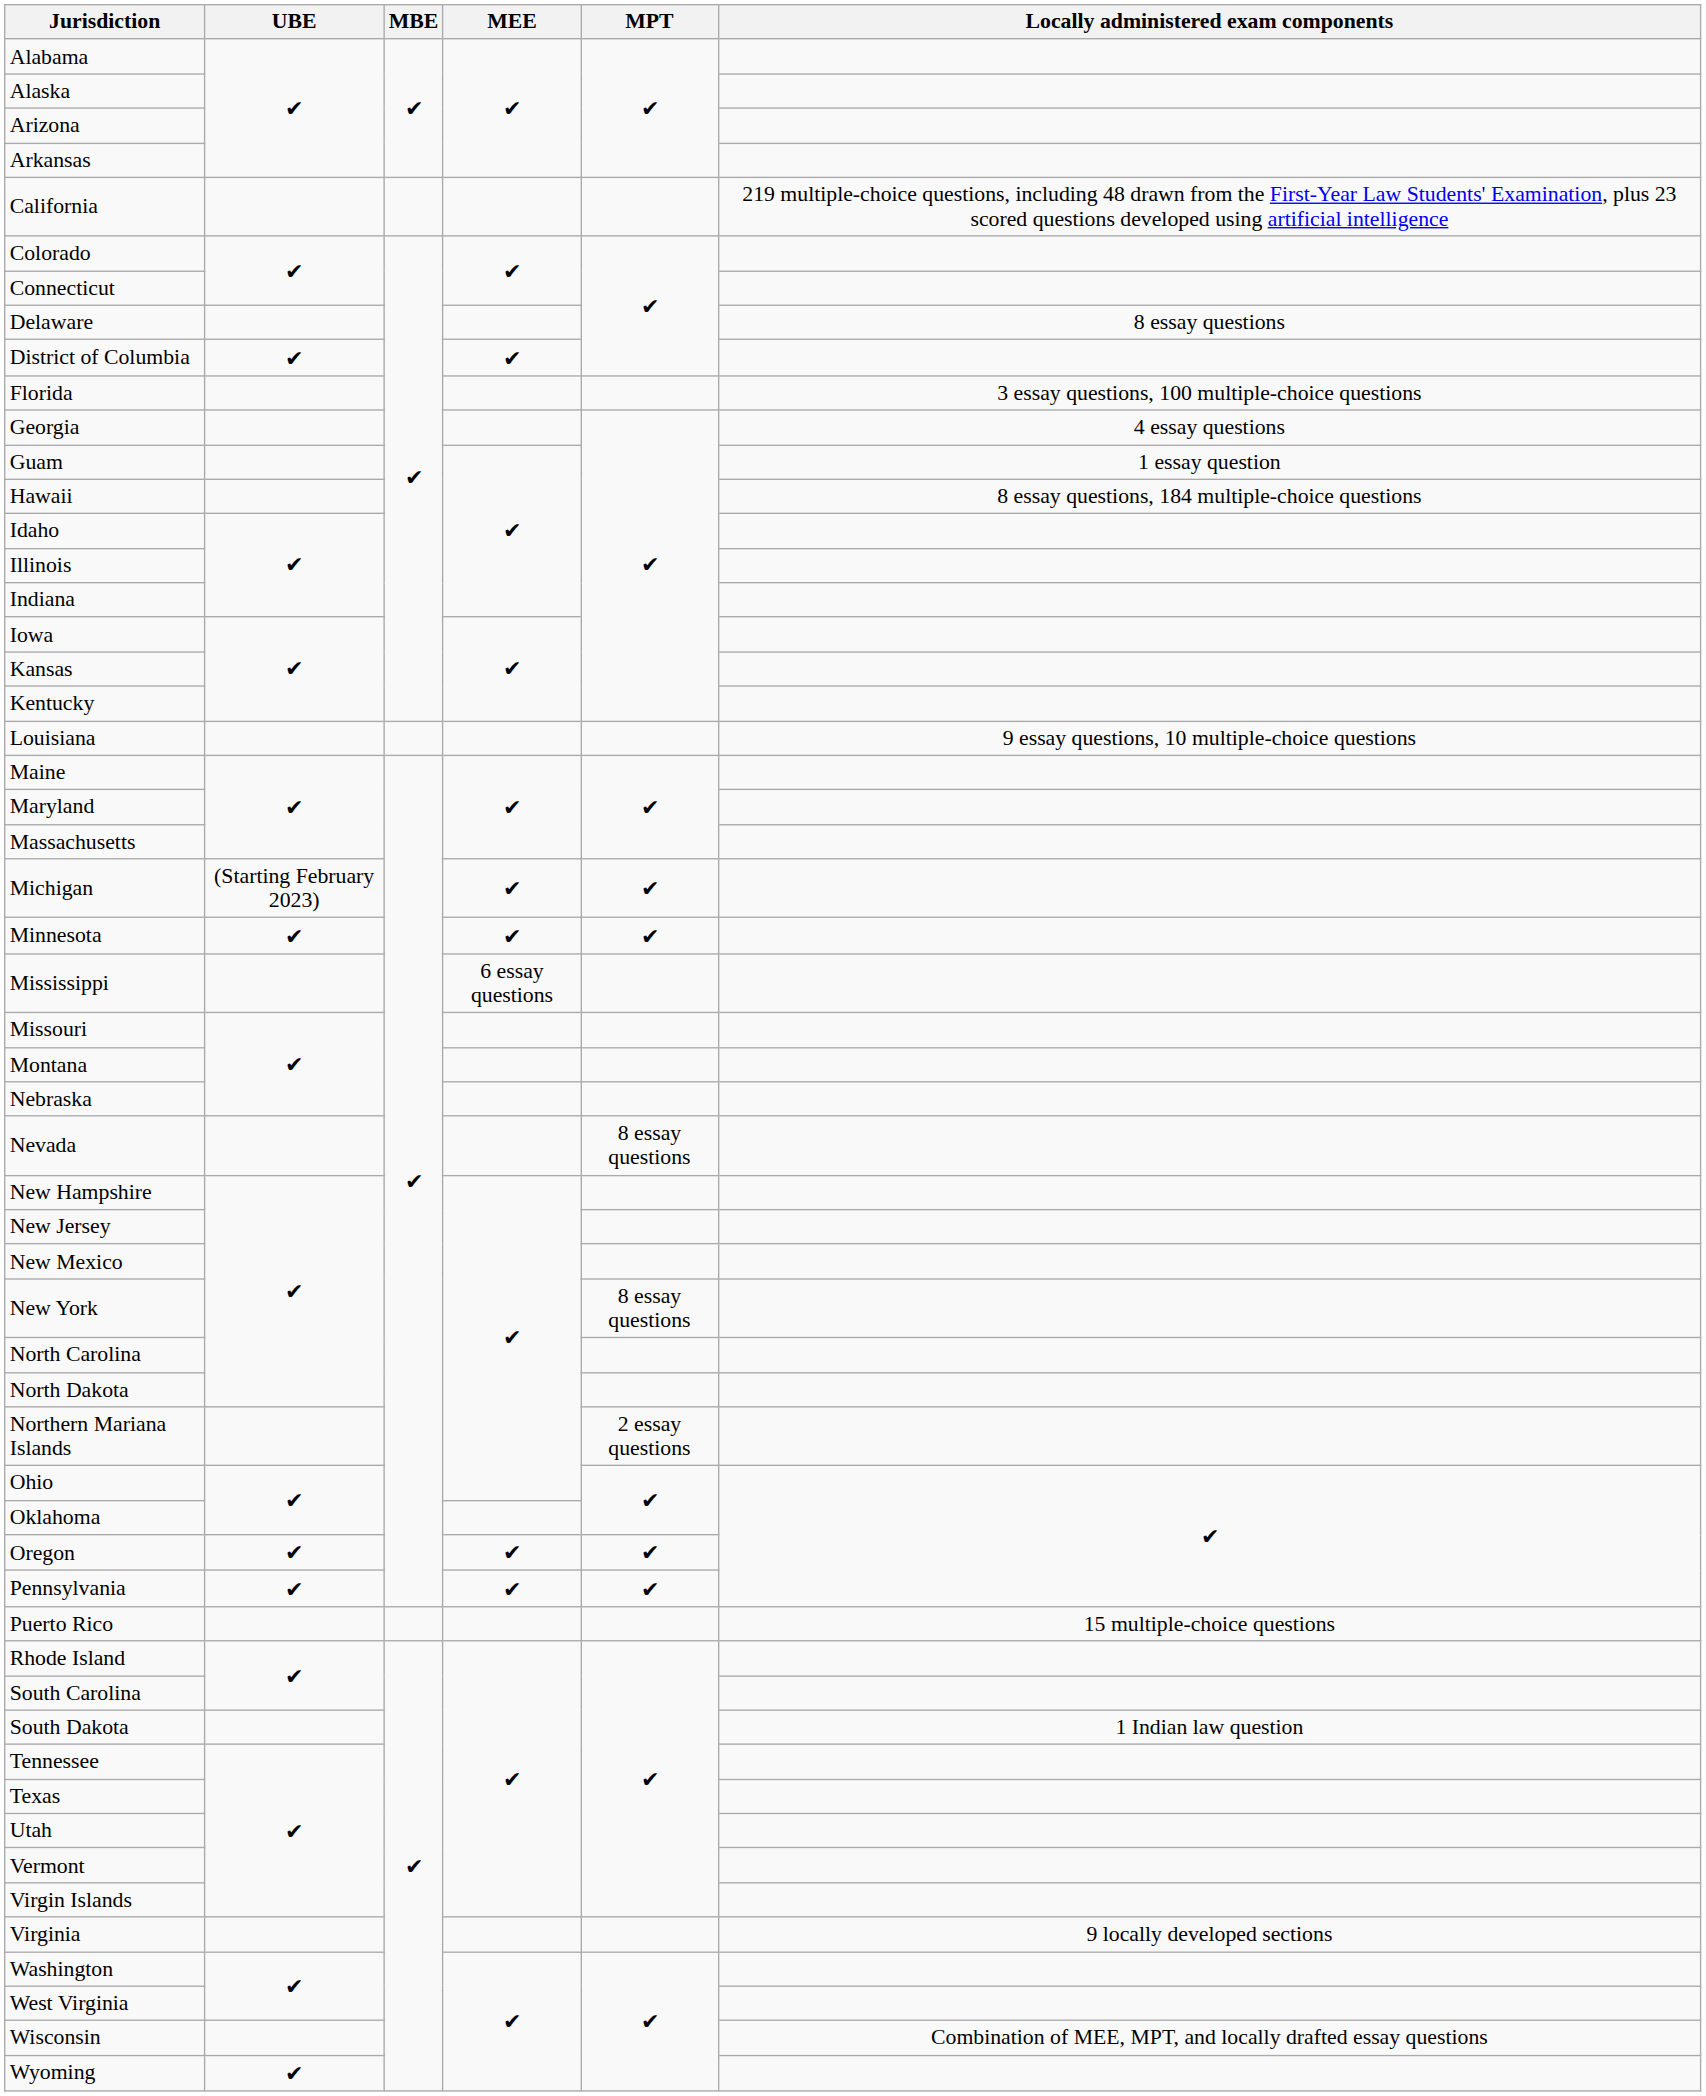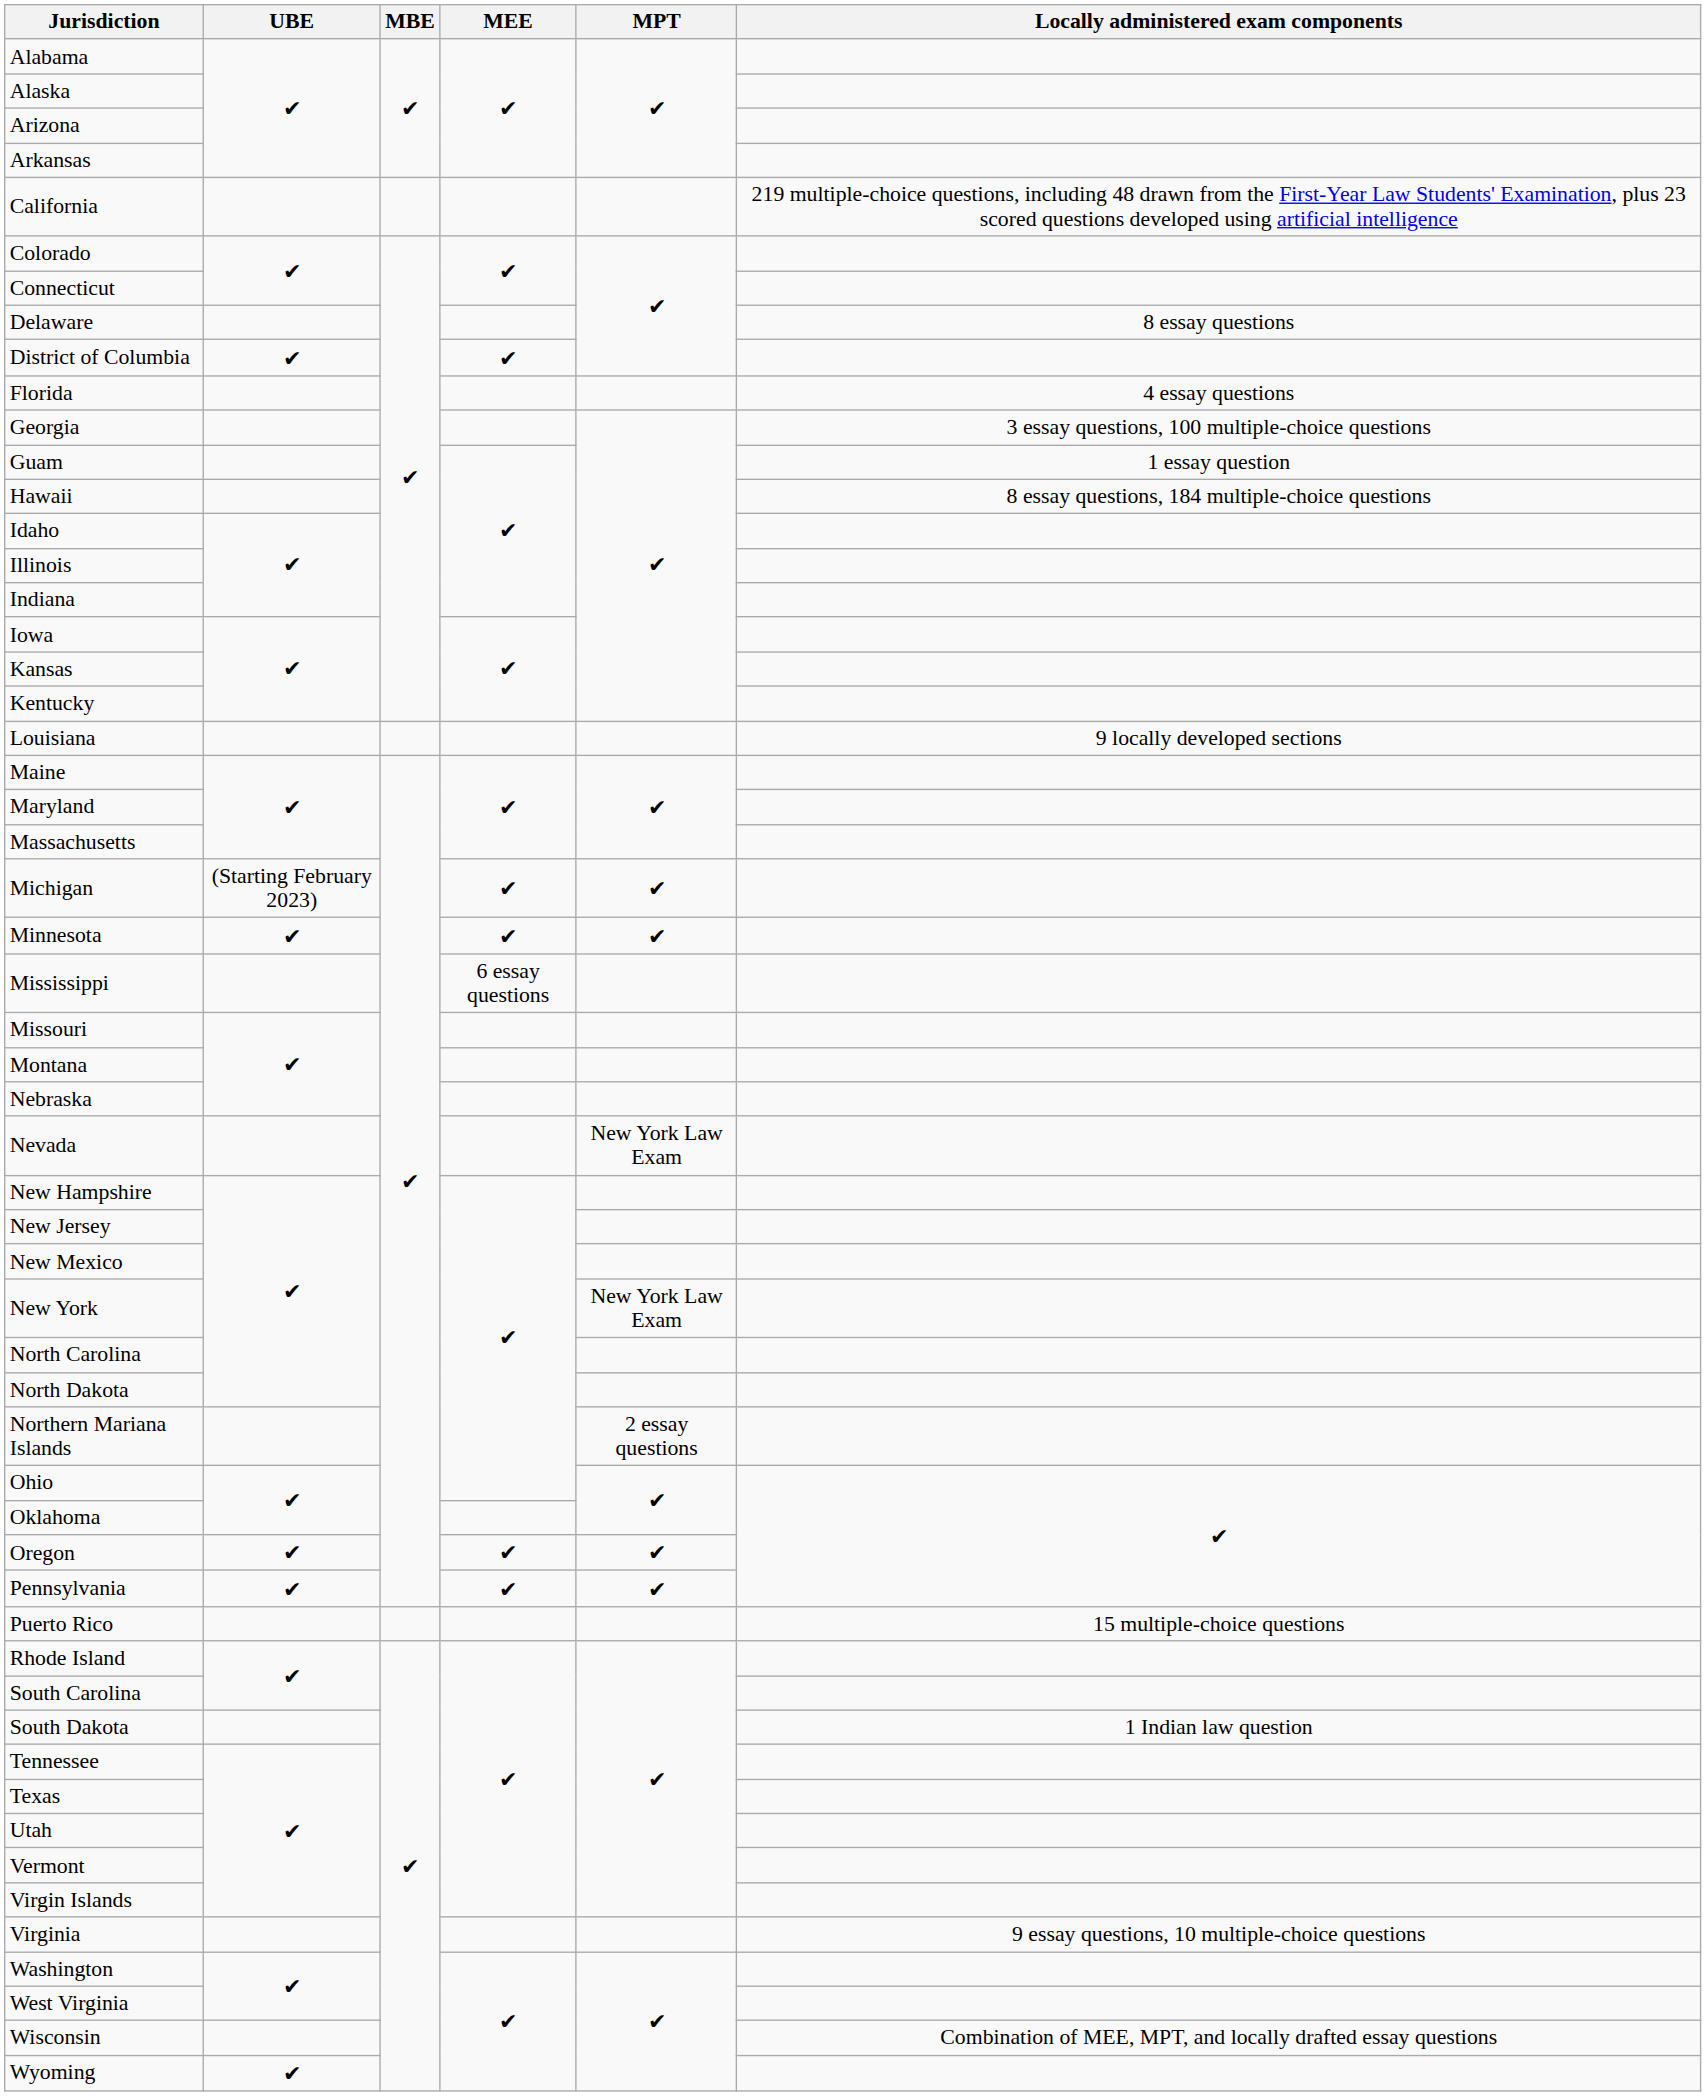(1209, 392) 3 essay questions, 100 multiple-choice questions -> (1219, 392) 4 essay questions
(1209, 427) 4 essay questions -> (1219, 427) 3 essay questions, 100 multiple-choice questions
(1209, 737) 9 essay questions, 10 multiple-choice questions -> (1219, 737) 9 locally developed sections
(649, 1145) 8 essay questions -> (657, 1145) New York Law Exam
(649, 1307) 8 essay questions -> (657, 1307) New York Law Exam
(1209, 1934) 9 locally developed sections -> (1219, 1934) 9 essay questions, 10 multiple-choice questions
